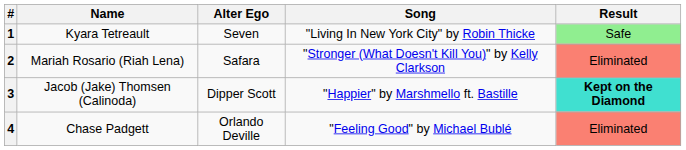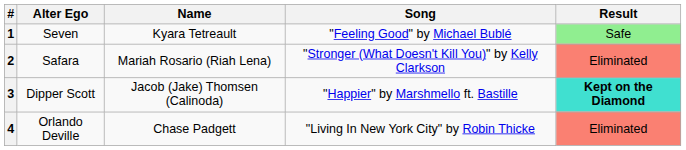columns swapped: (107, 14) <-> (241, 14)
(420, 34) "Living In New York City" by Robin Thicke -> (420, 34) "Feeling Good" by Michael Bublé
(420, 128) "Feeling Good" by Michael Bublé -> (420, 128) "Living In New York City" by Robin Thicke
